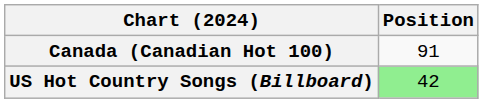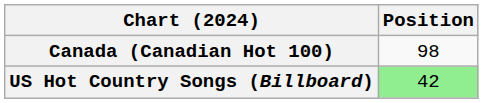(428, 51) 91 -> (428, 51) 98
